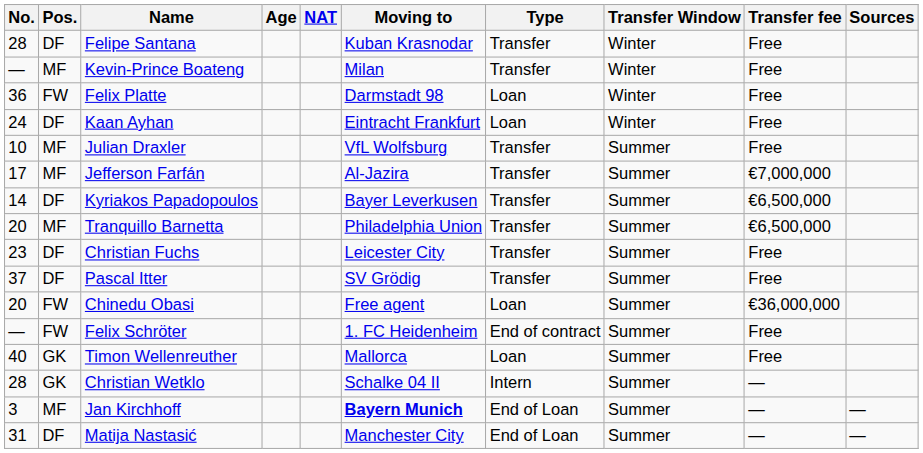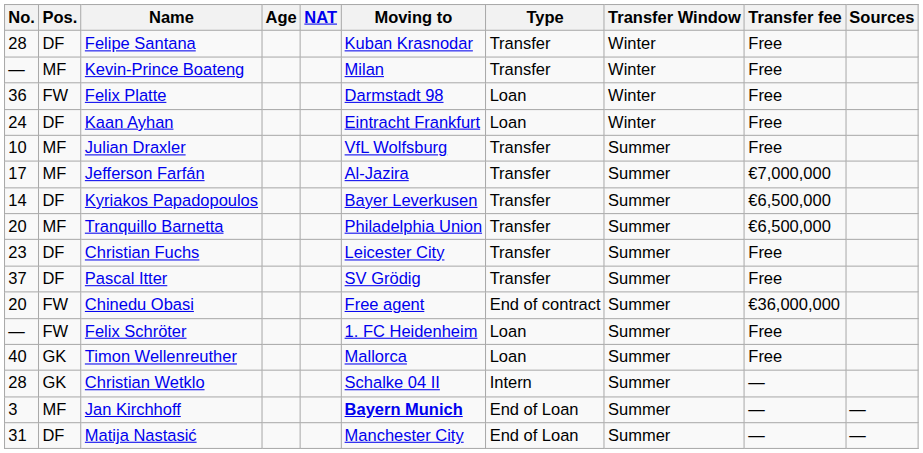(508, 305) Loan -> (545, 305) End of contract
(545, 331) End of contract -> (508, 331) Loan
